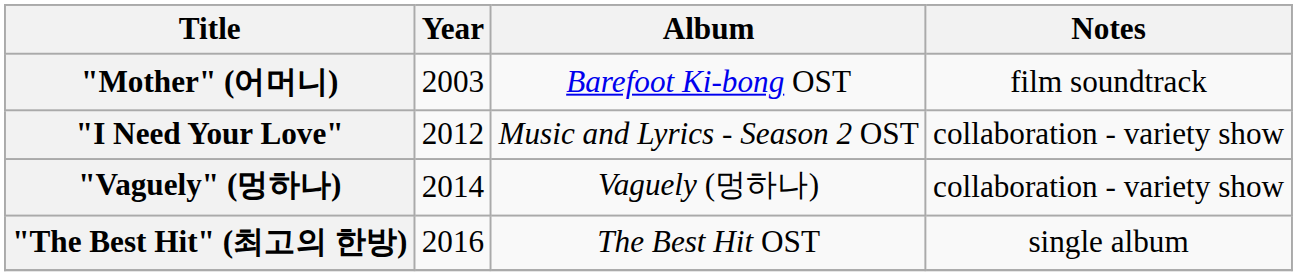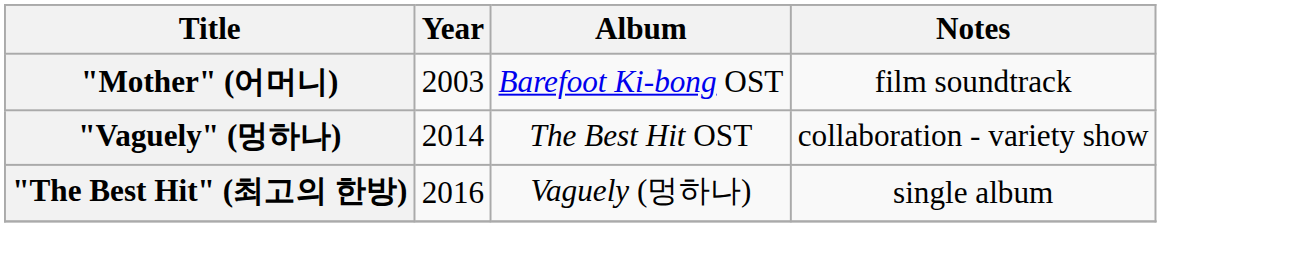- row: (210, 134)
(709, 185) Vaguely (멍하나) -> (641, 136) The Best Hit OST
(709, 241) The Best Hit OST -> (641, 191) Vaguely (멍하나)
